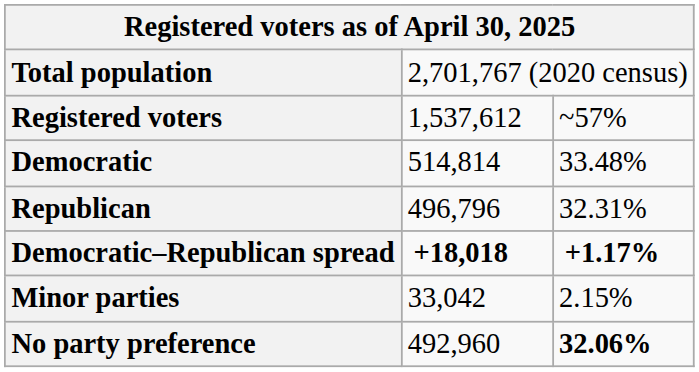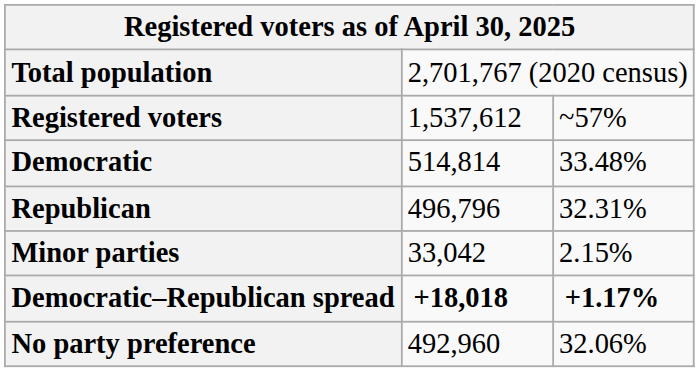rows swapped: (203, 252) <-> (95, 298)
(605, 343) bold -> (603, 343) normal
